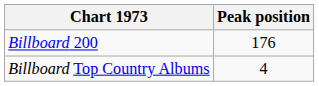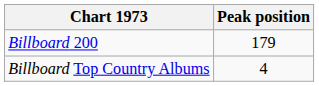(263, 42) 176 -> (263, 42) 179
